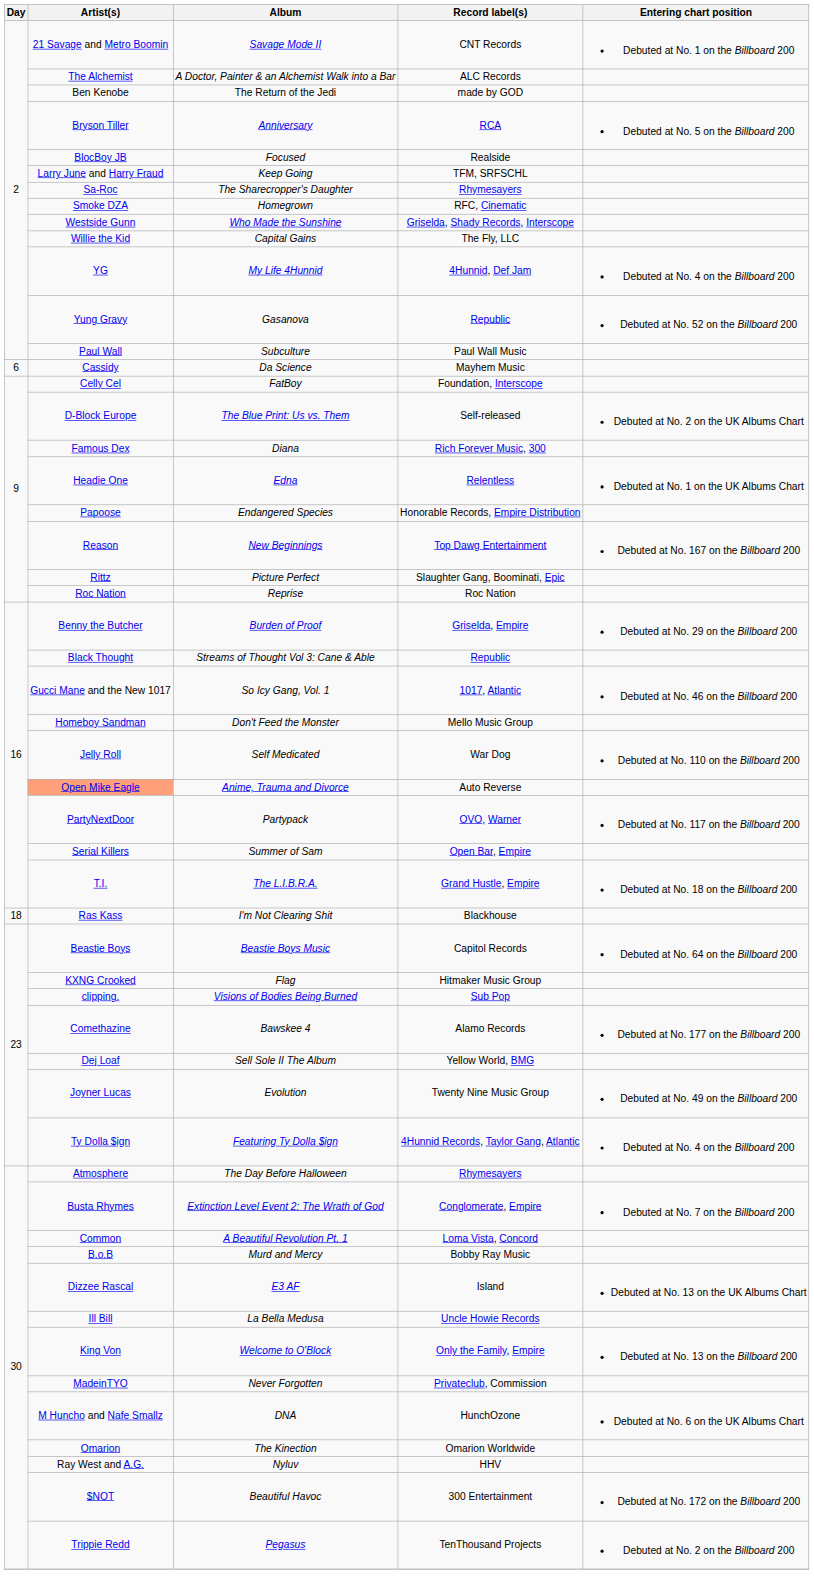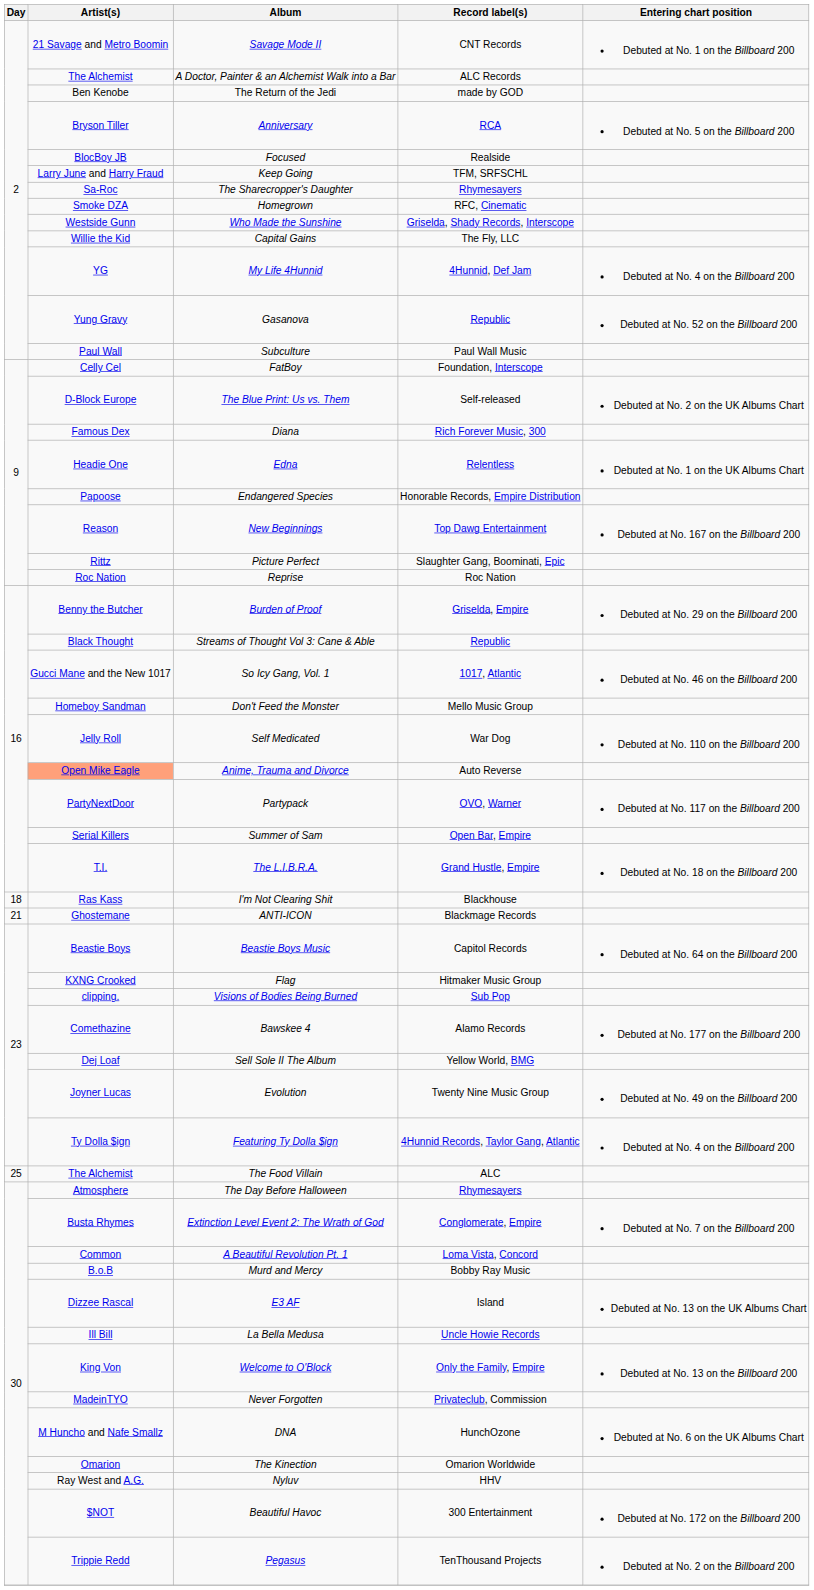- row: (285, 367)
+ row: (285, 916)
+ row: (285, 1174)
